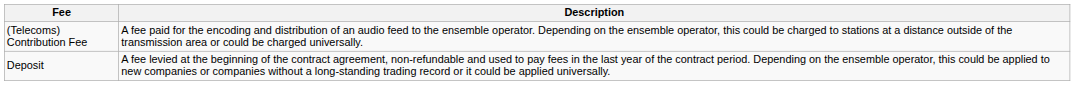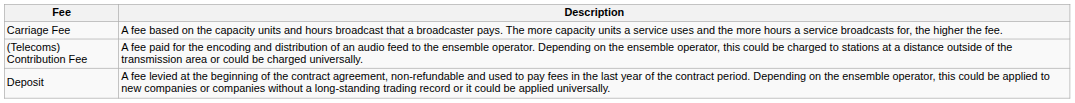+ row: (39, 30)
